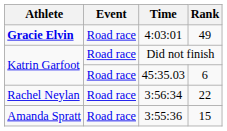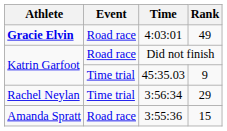(111, 75) Road race -> (111, 75) Time trial
(205, 75) 6 -> (205, 75) 9
(111, 95) Road race -> (111, 95) Time trial
(205, 95) 22 -> (205, 95) 29
